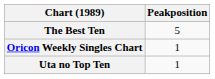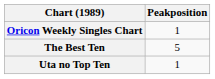rows swapped: (75, 47) <-> (75, 30)
